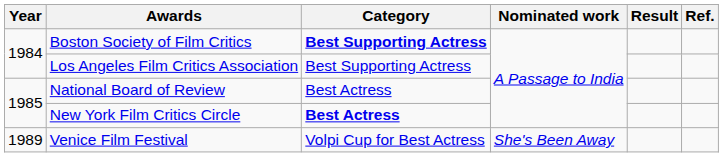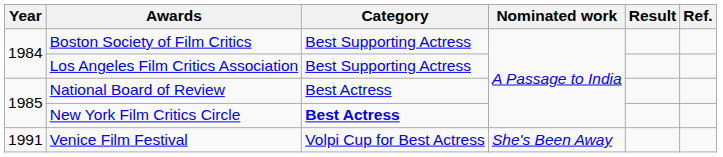(396, 41) bold -> (388, 41) normal
(25, 139) 1989 -> (25, 139) 1991
